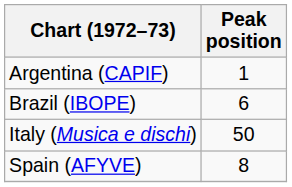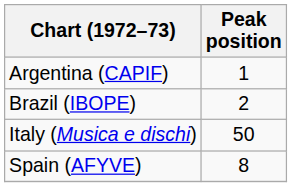(244, 103) 6 -> (244, 103) 2
